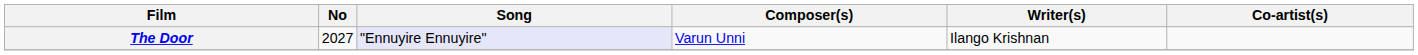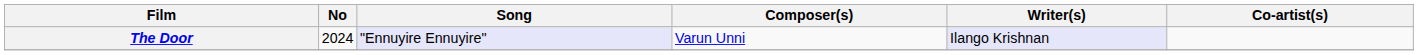(338, 38) 2027 -> (338, 38) 2024
(1000, 38) no background -> (1000, 38) lavender background
